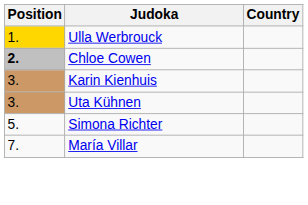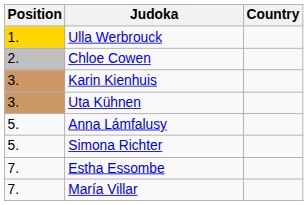(13, 59) bold -> (13, 59) normal
+ row: (118, 124)
+ row: (116, 168)
